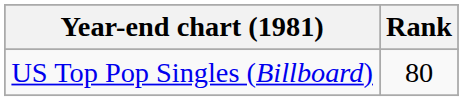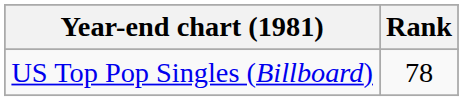(419, 71) 80 -> (419, 71) 78
